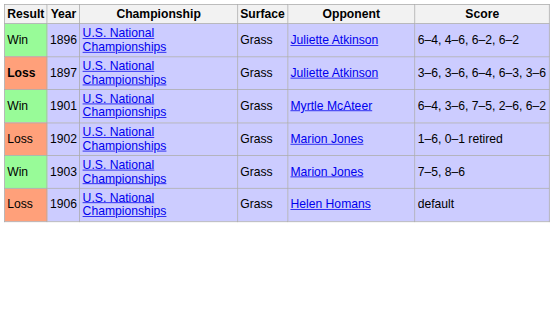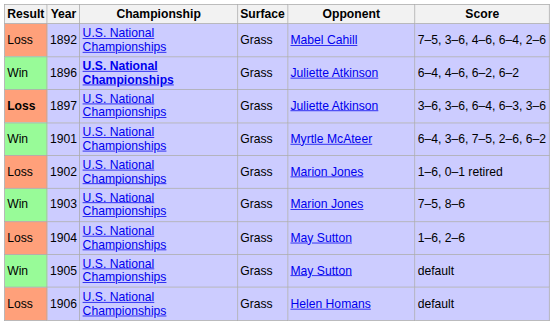+ row: (63, 40)
(125, 40) normal -> (128, 73) bold
+ row: (63, 238)
+ row: (63, 271)
